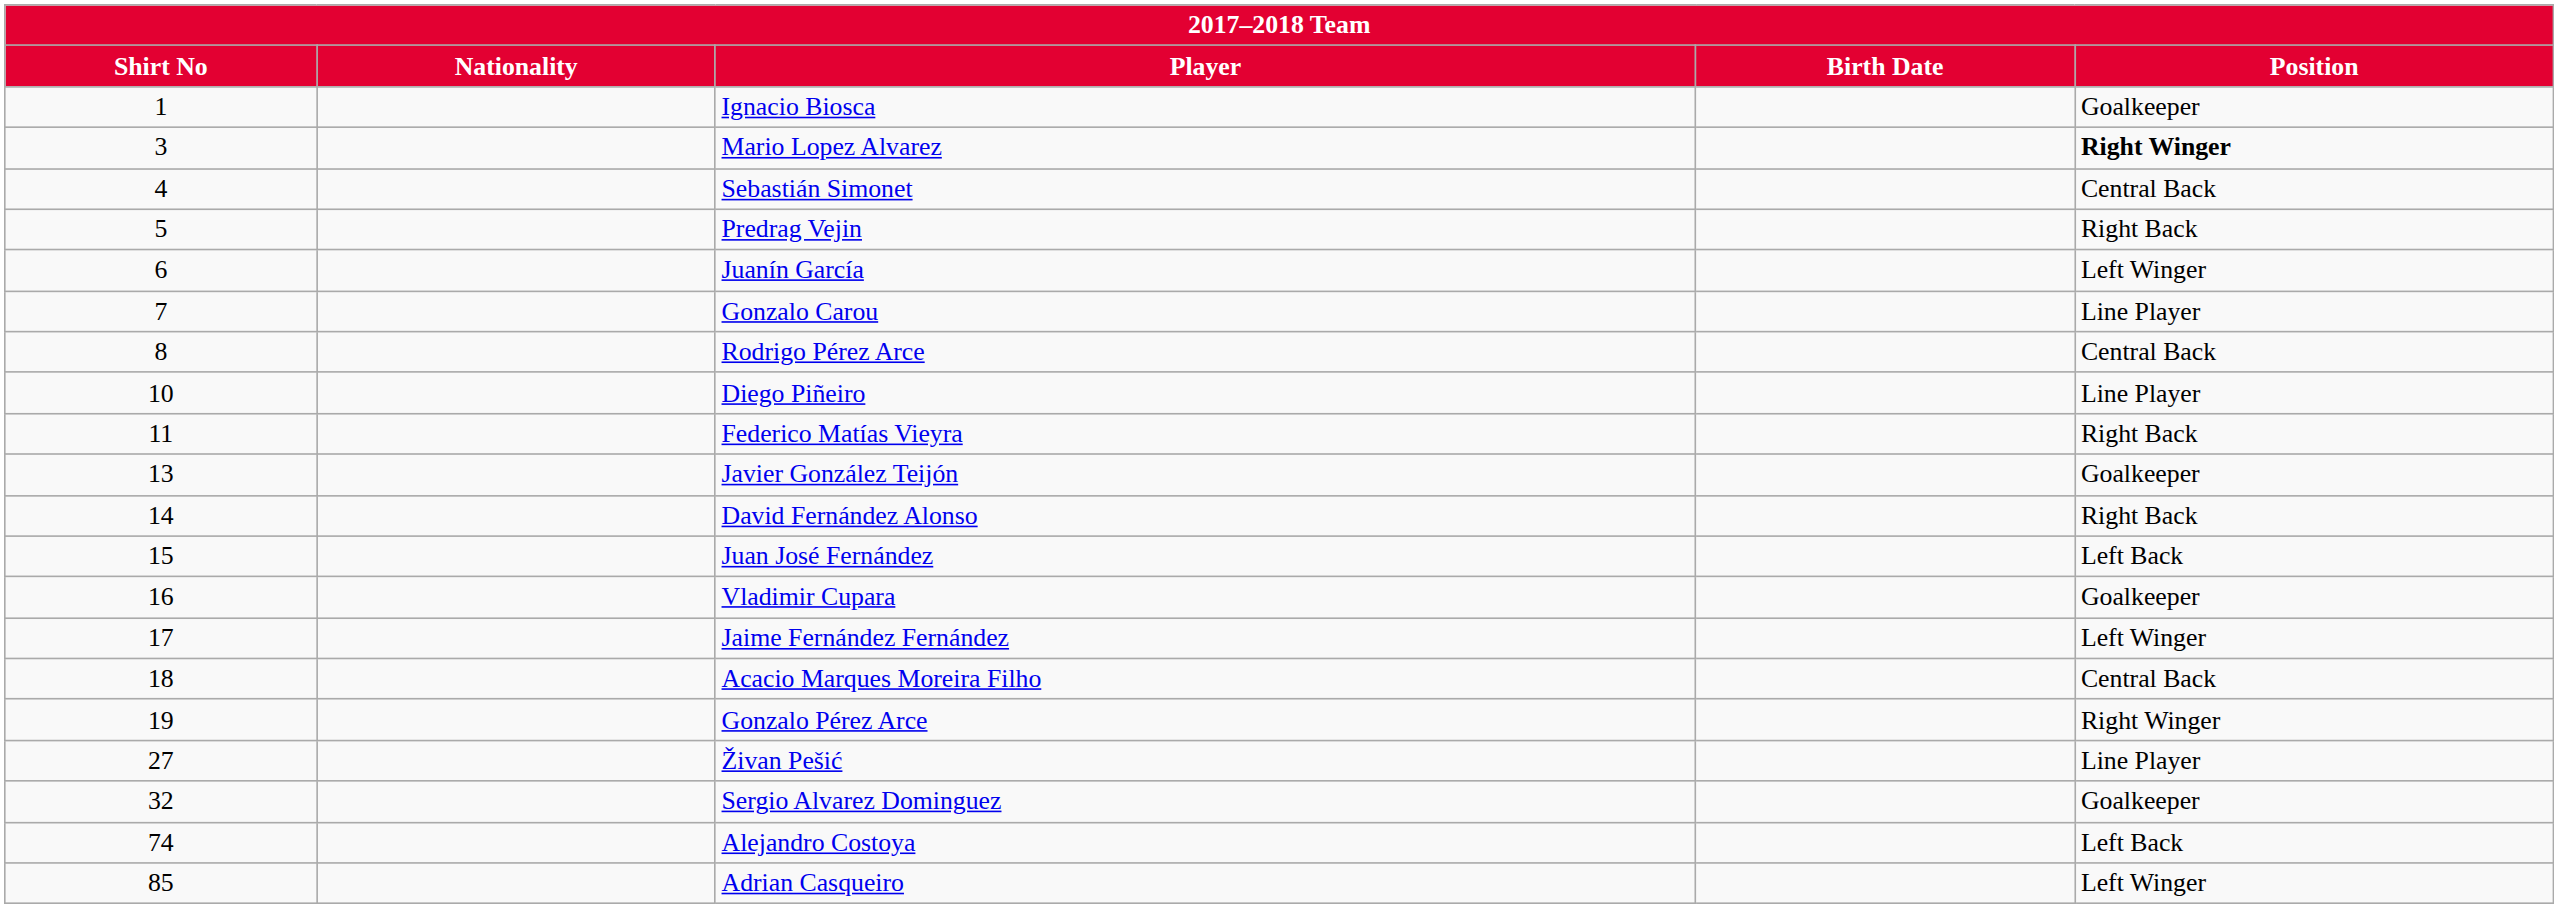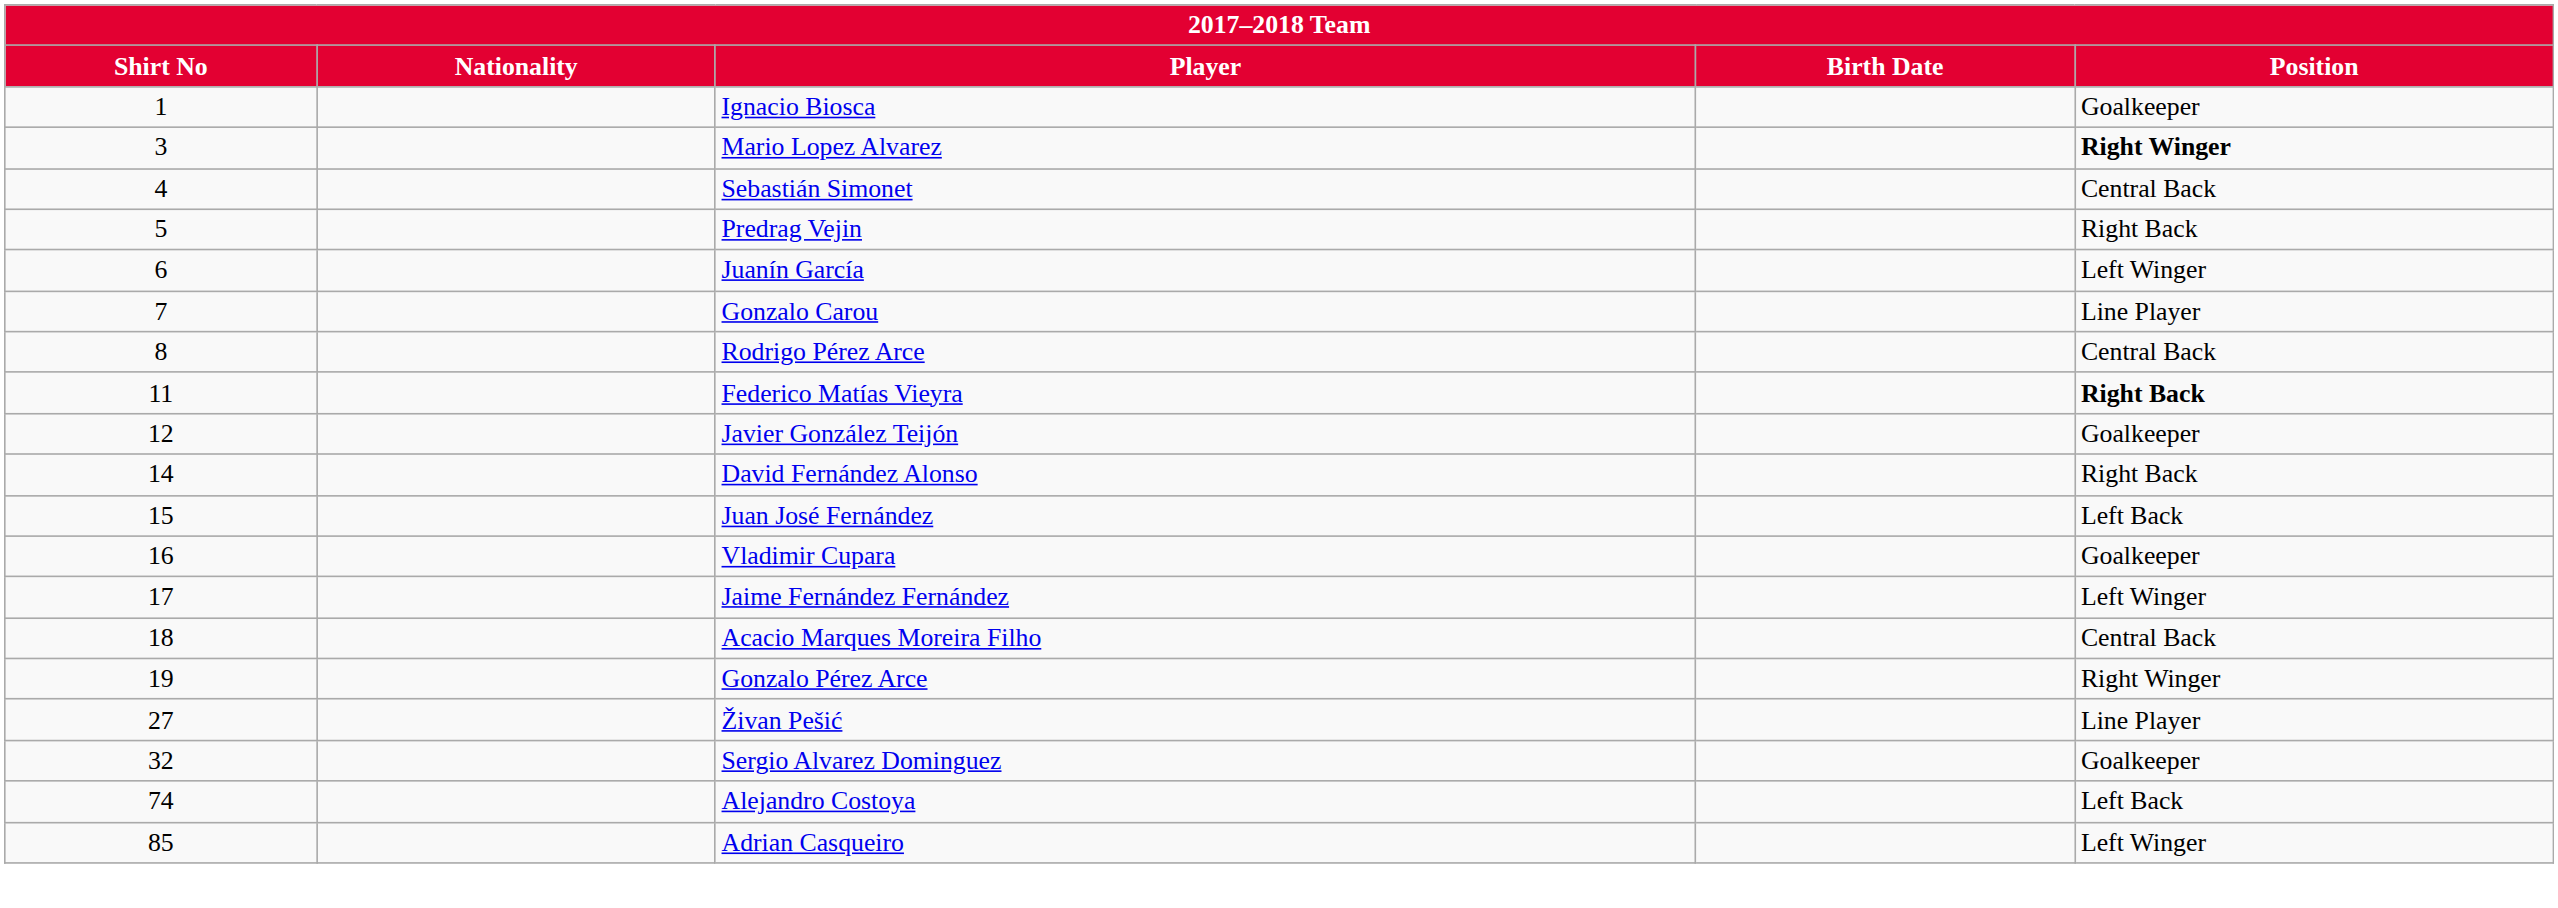- row: (793, 392)
(2139, 433) normal -> (2143, 392) bold
(161, 474) 13 -> (161, 433) 12
